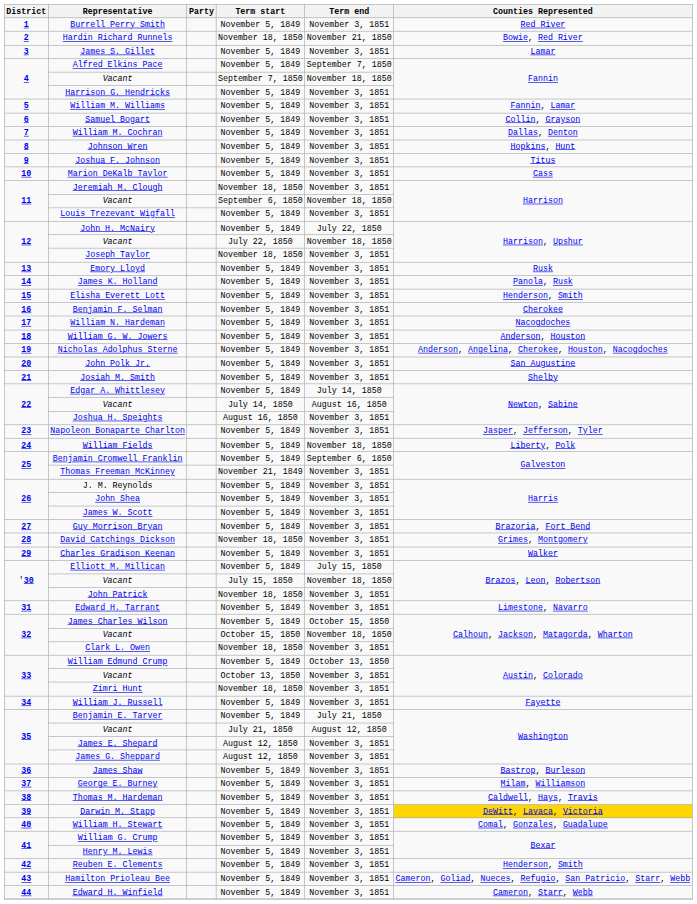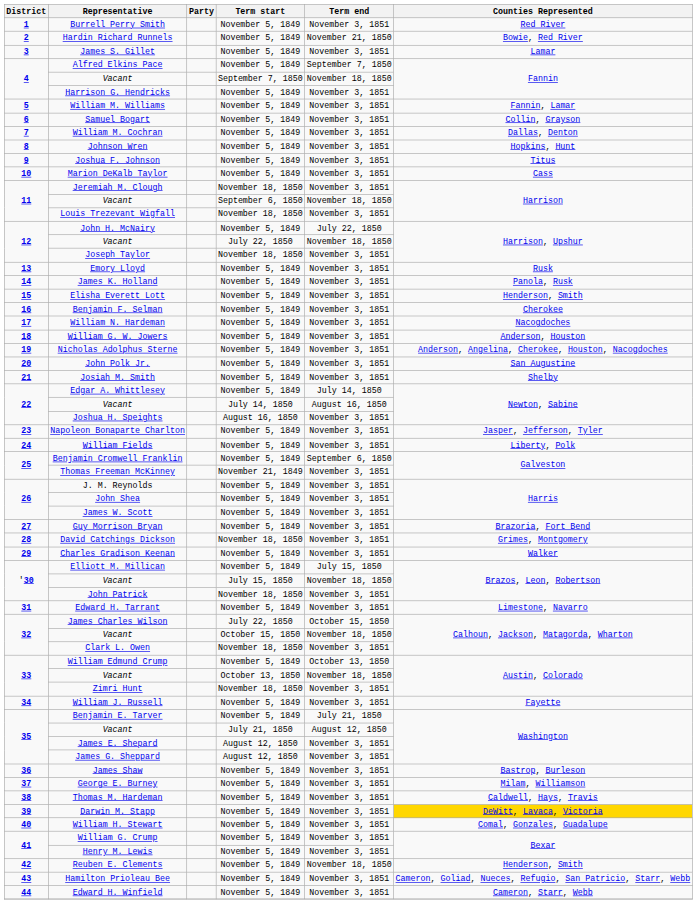(260, 38) November 18, 1850 -> (260, 38) November 5, 1849
(260, 214) November 5, 1849 -> (260, 214) November 18, 1850
(349, 445) November 18, 1850 -> (349, 445) November 3, 1851
(260, 621) November 5, 1849 -> (260, 621) July 22, 1850
(349, 676) November 3, 1851 -> (349, 676) November 18, 1850
(349, 865) November 3, 1851 -> (349, 865) November 18, 1850
